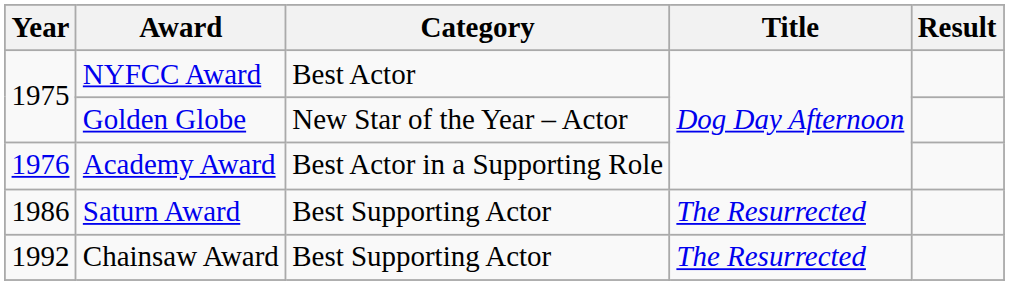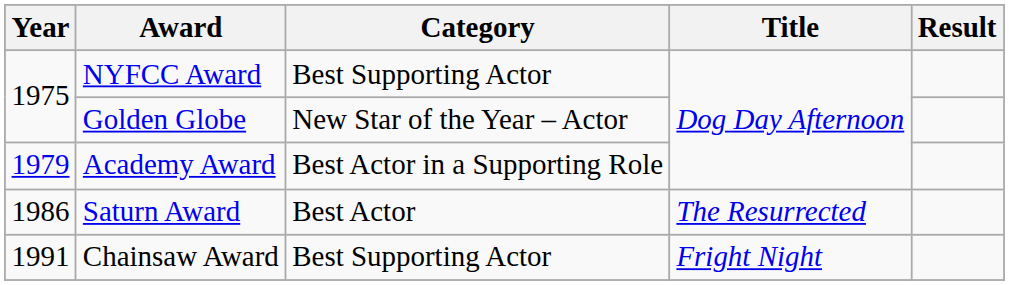(354, 73) Best Actor -> (422, 73) Best Supporting Actor
(41, 165) 1976 -> (41, 165) 1979
(422, 211) Best Supporting Actor -> (354, 211) Best Actor
(41, 257) 1992 -> (41, 257) 1991
(771, 257) The Resurrected -> (749, 257) Fright Night
